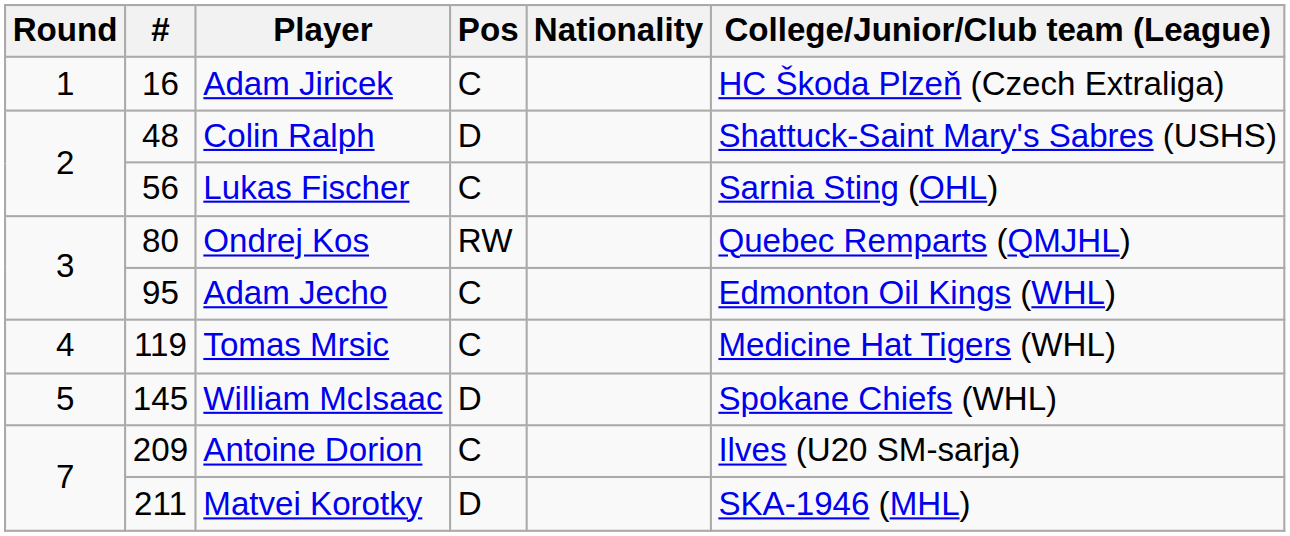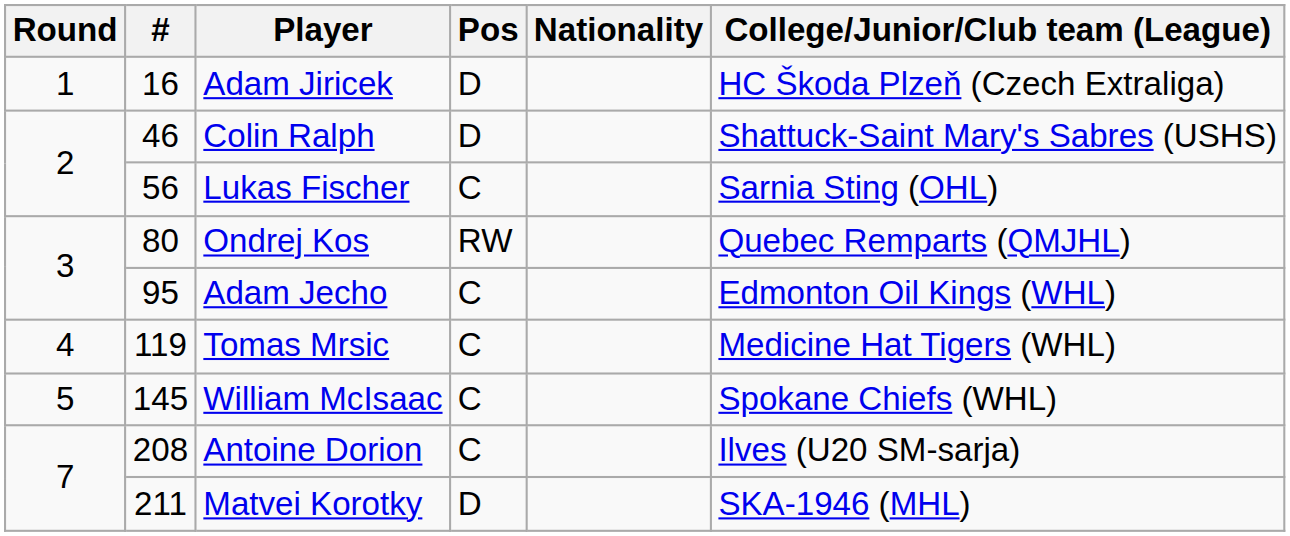(470, 83) C -> (470, 83) D
(160, 135) 48 -> (160, 135) 46
(470, 398) D -> (470, 398) C
(160, 450) 209 -> (160, 450) 208
